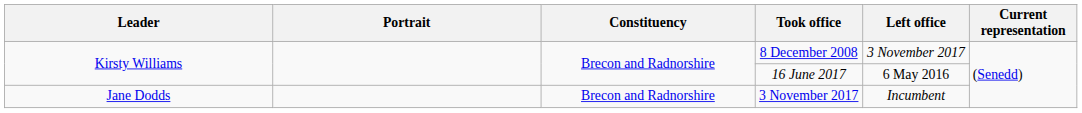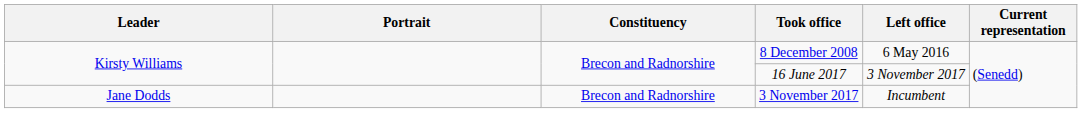(916, 52) 3 November 2017 -> (916, 52) 6 May 2016
(916, 74) 6 May 2016 -> (916, 74) 3 November 2017
